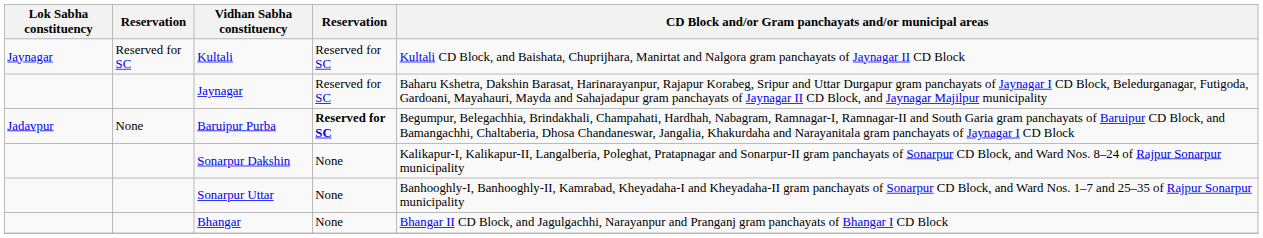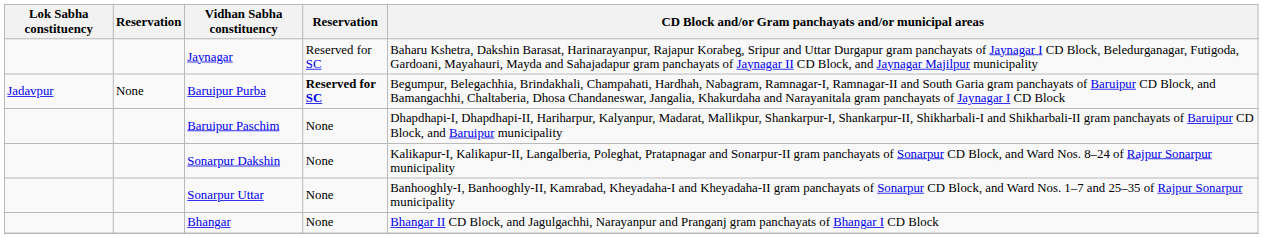- row: (215, 56)
+ row: (233, 125)
